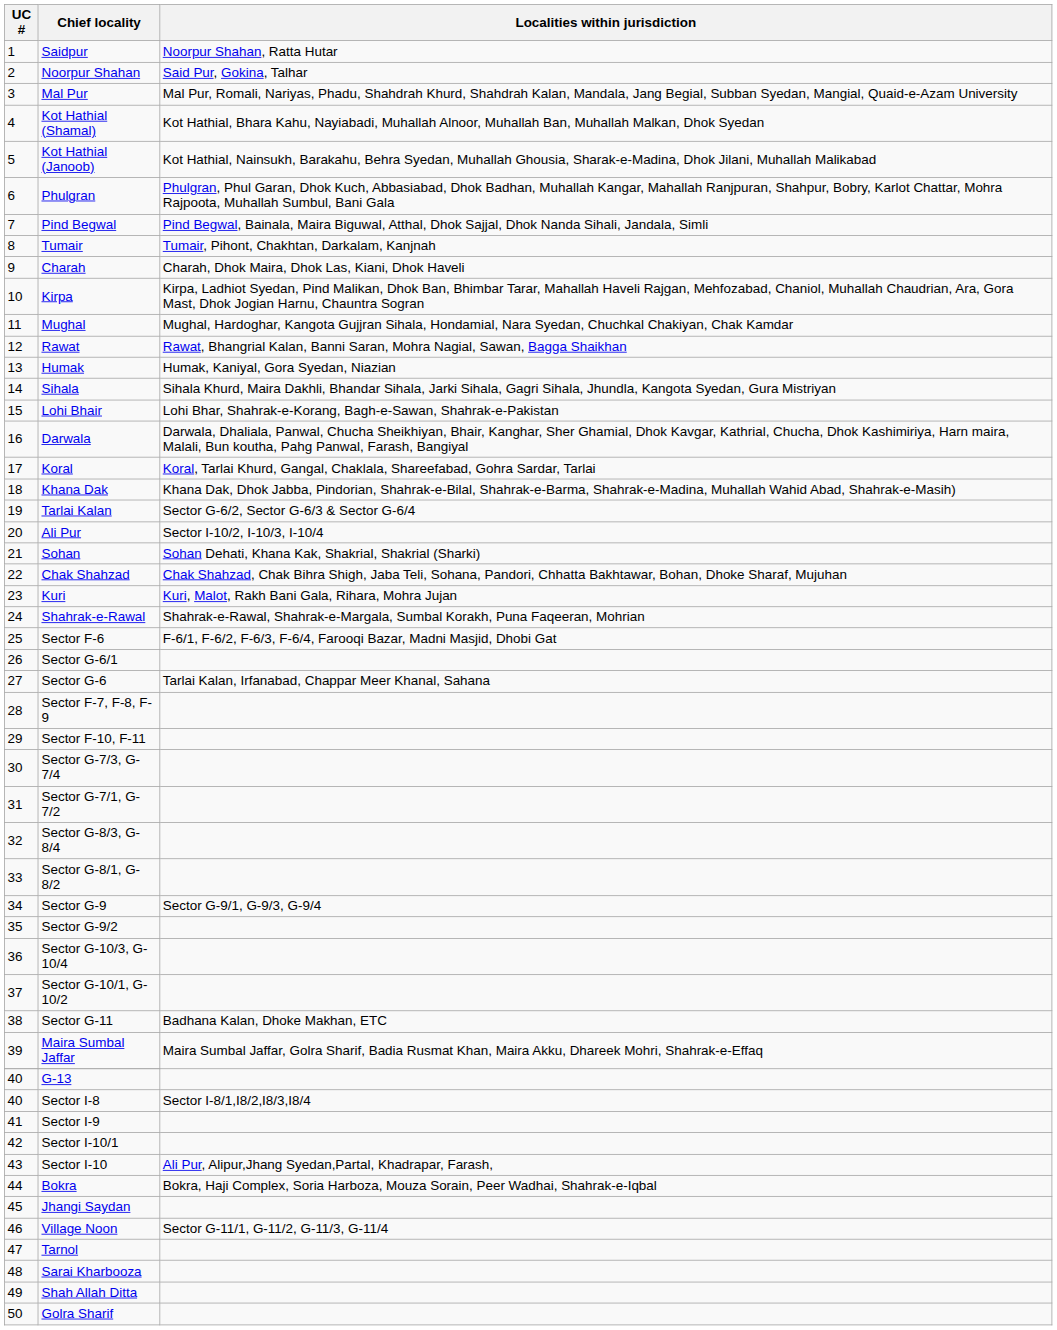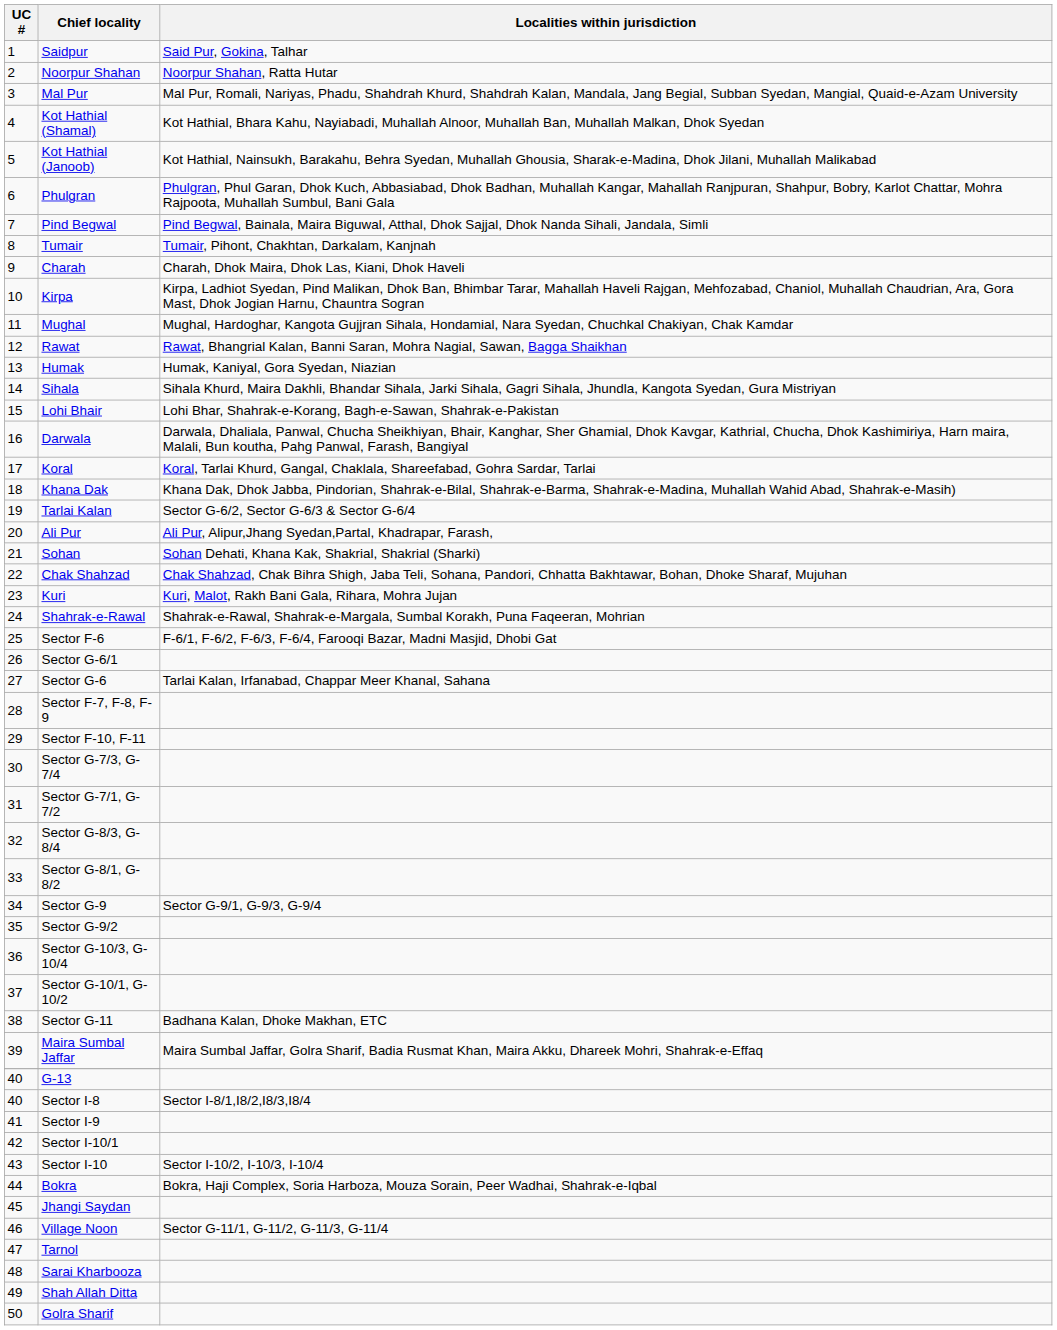(250, 51) Noorpur Shahan, Ratta Hutar -> (235, 51) Said Pur, Gokina, Talhar
(235, 72) Said Pur, Gokina, Talhar -> (250, 72) Noorpur Shahan, Ratta Hutar
(243, 532) Sector I-10/2, I-10/3, I-10/4 -> (328, 532) Ali Pur, Alipur,Jhang Syedan,Partal, Khadrapar, Farash,
(328, 1164) Ali Pur, Alipur,Jhang Syedan,Partal, Khadrapar, Farash, -> (243, 1164) Sector I-10/2, I-10/3, I-10/4
